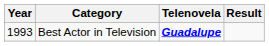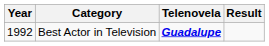(20, 31) 1993 -> (20, 31) 1992
